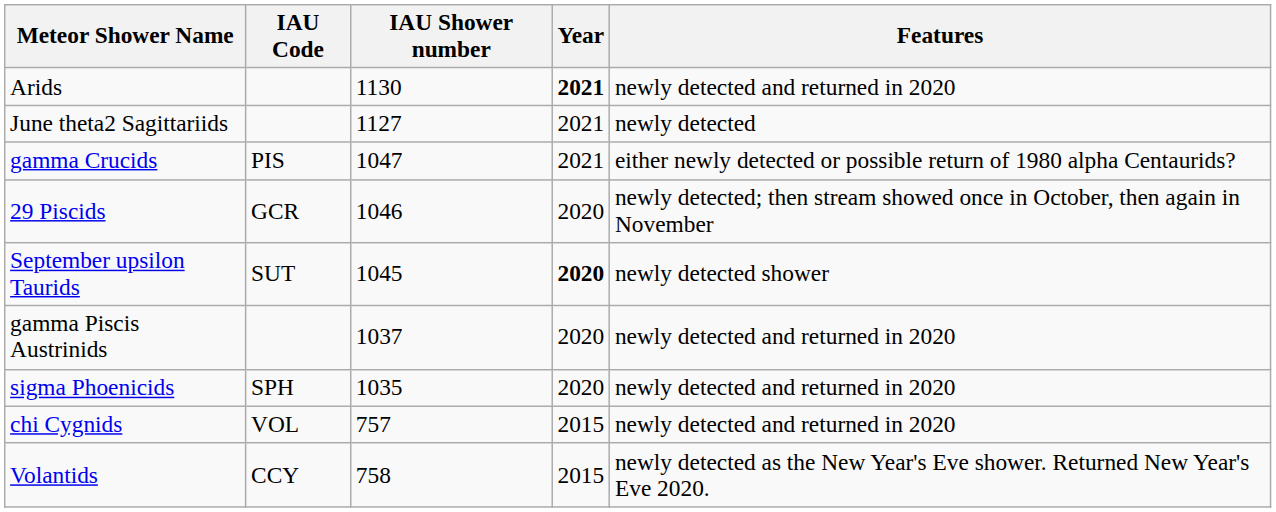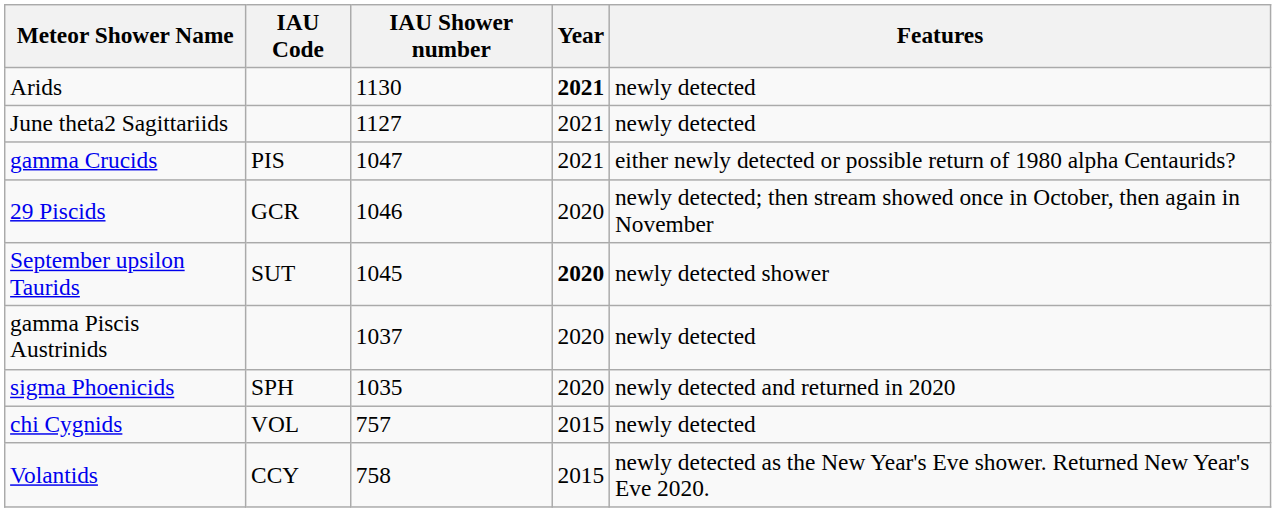(785, 86) newly detected and returned in 2020 -> (685, 86) newly detected
(785, 337) newly detected and returned in 2020 -> (685, 337) newly detected
(785, 424) newly detected and returned in 2020 -> (685, 424) newly detected
